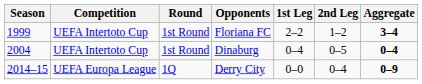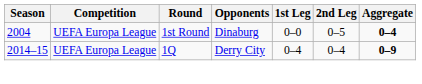- row: (243, 32)
(101, 50) UEFA Intertoto Cup -> (105, 32) UEFA Europa League
(294, 50) 0–4 -> (293, 32) 0–0
(294, 69) 0–0 -> (293, 50) 0–4
